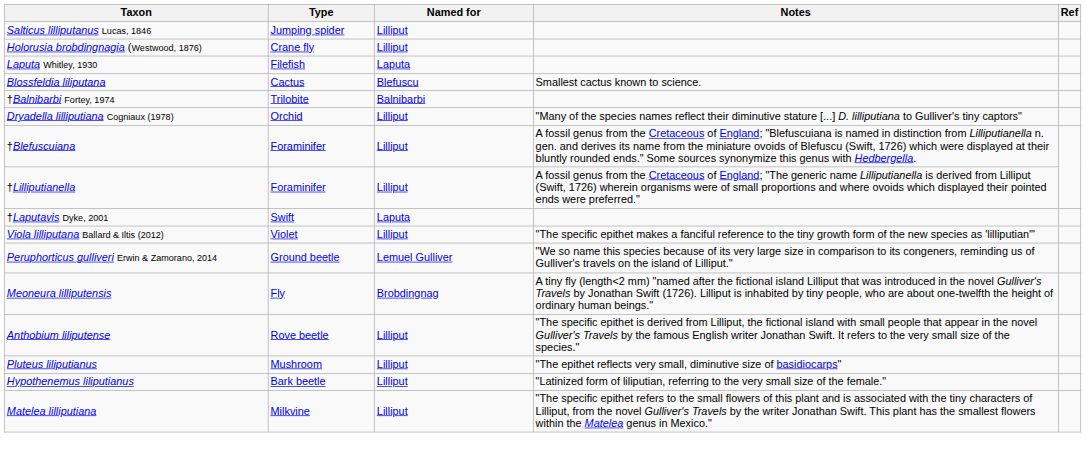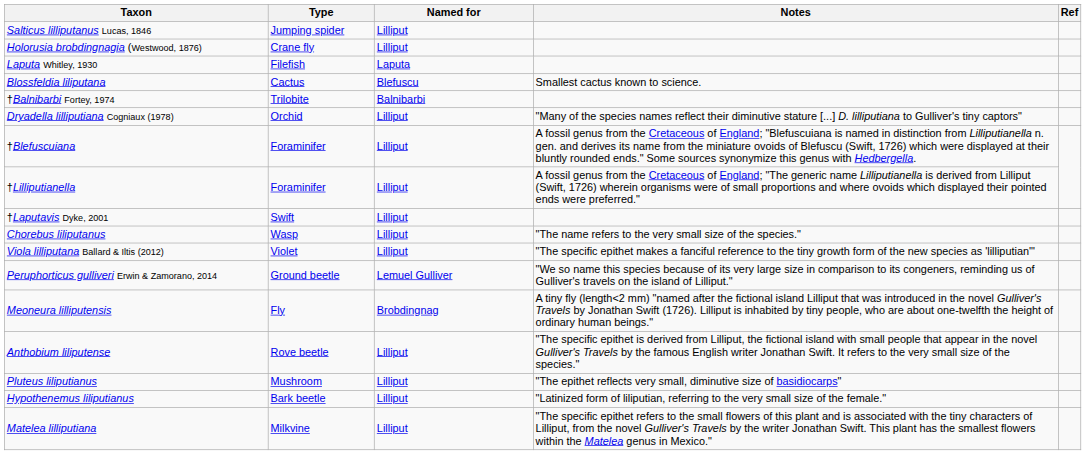(393, 217) Laputa -> (392, 217) Lilliput
+ row: (56, 234)
